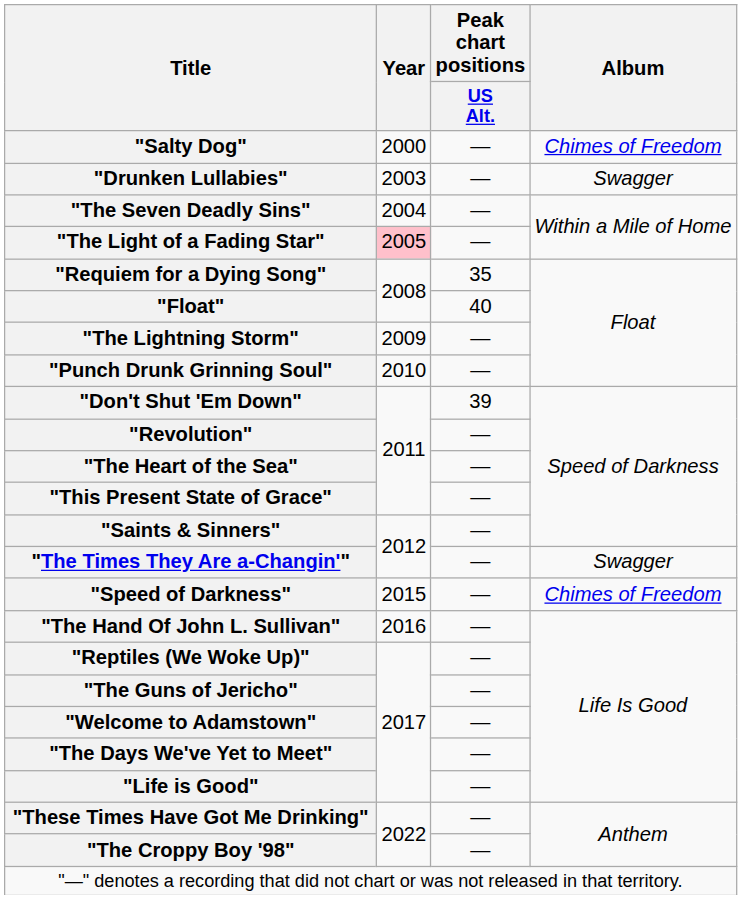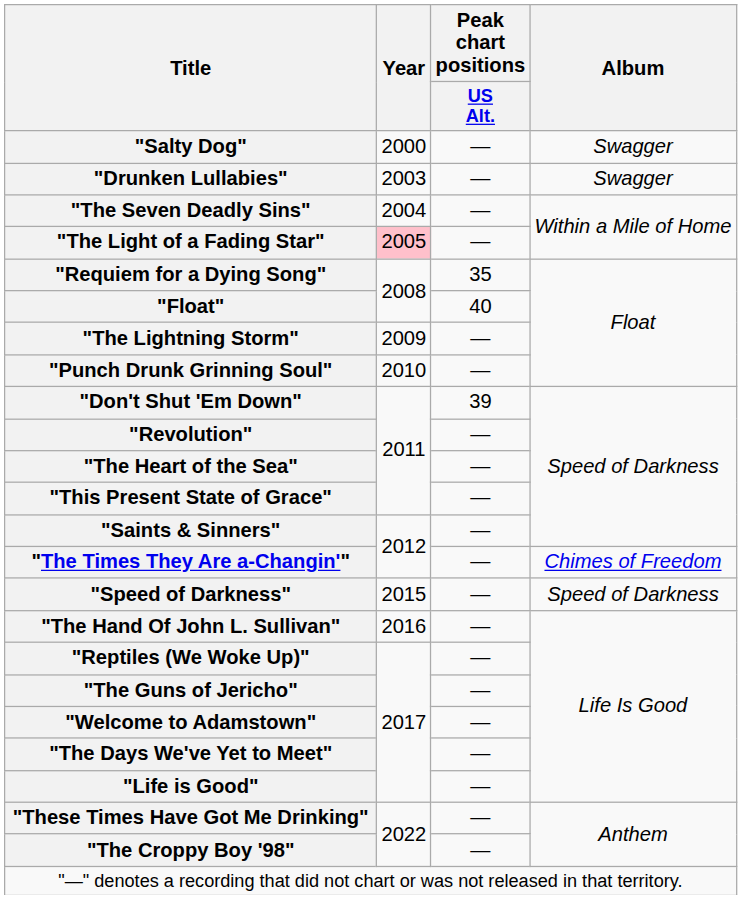(633, 146) Chimes of Freedom -> (633, 146) Swagger
(633, 562) Swagger -> (633, 562) Chimes of Freedom
(633, 594) Chimes of Freedom -> (633, 594) Speed of Darkness
